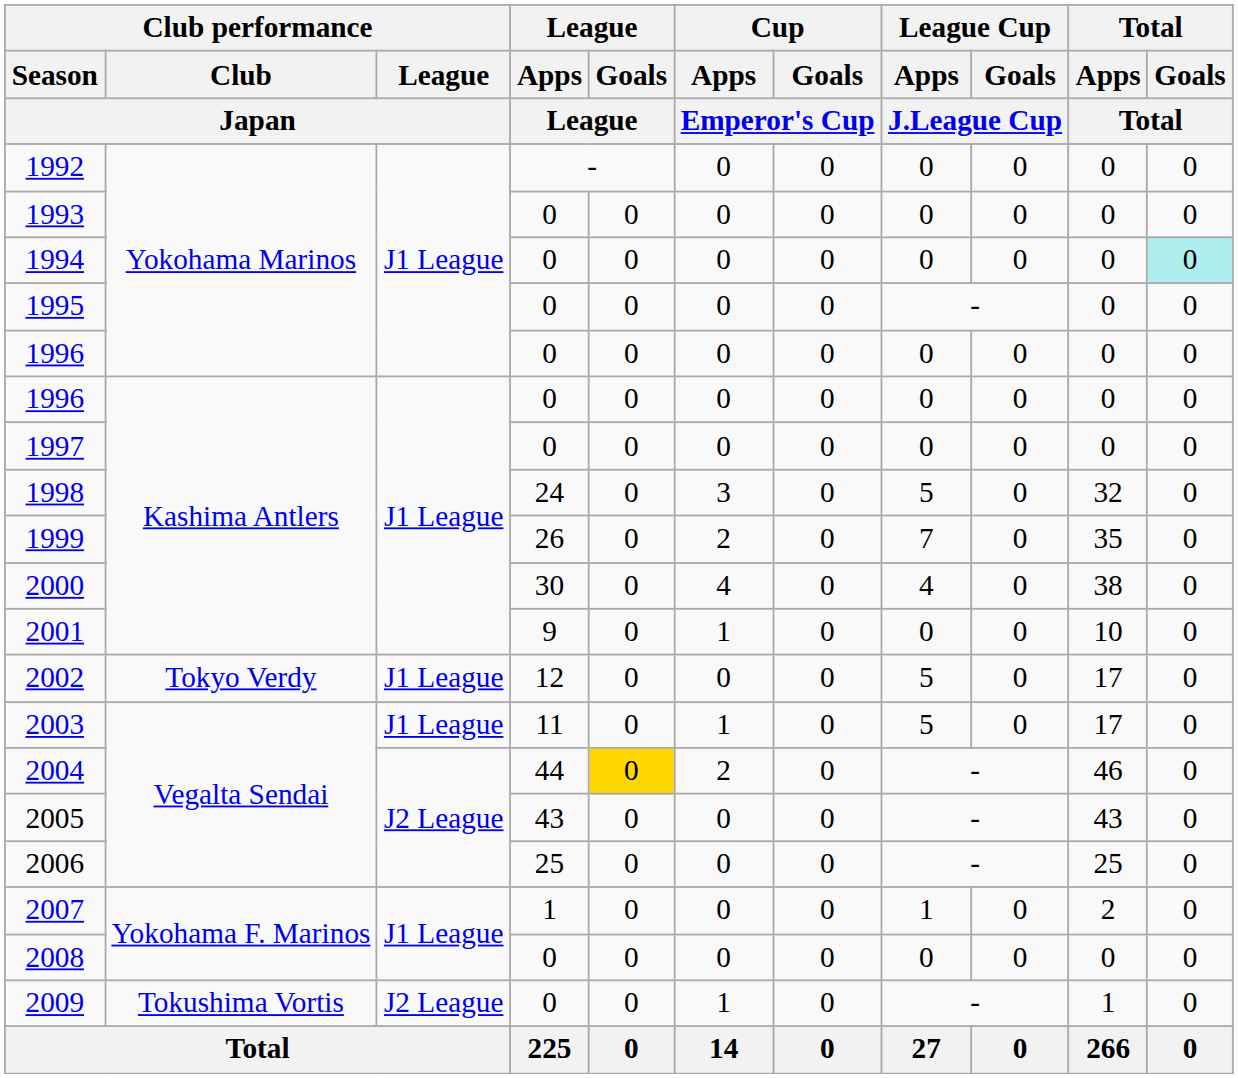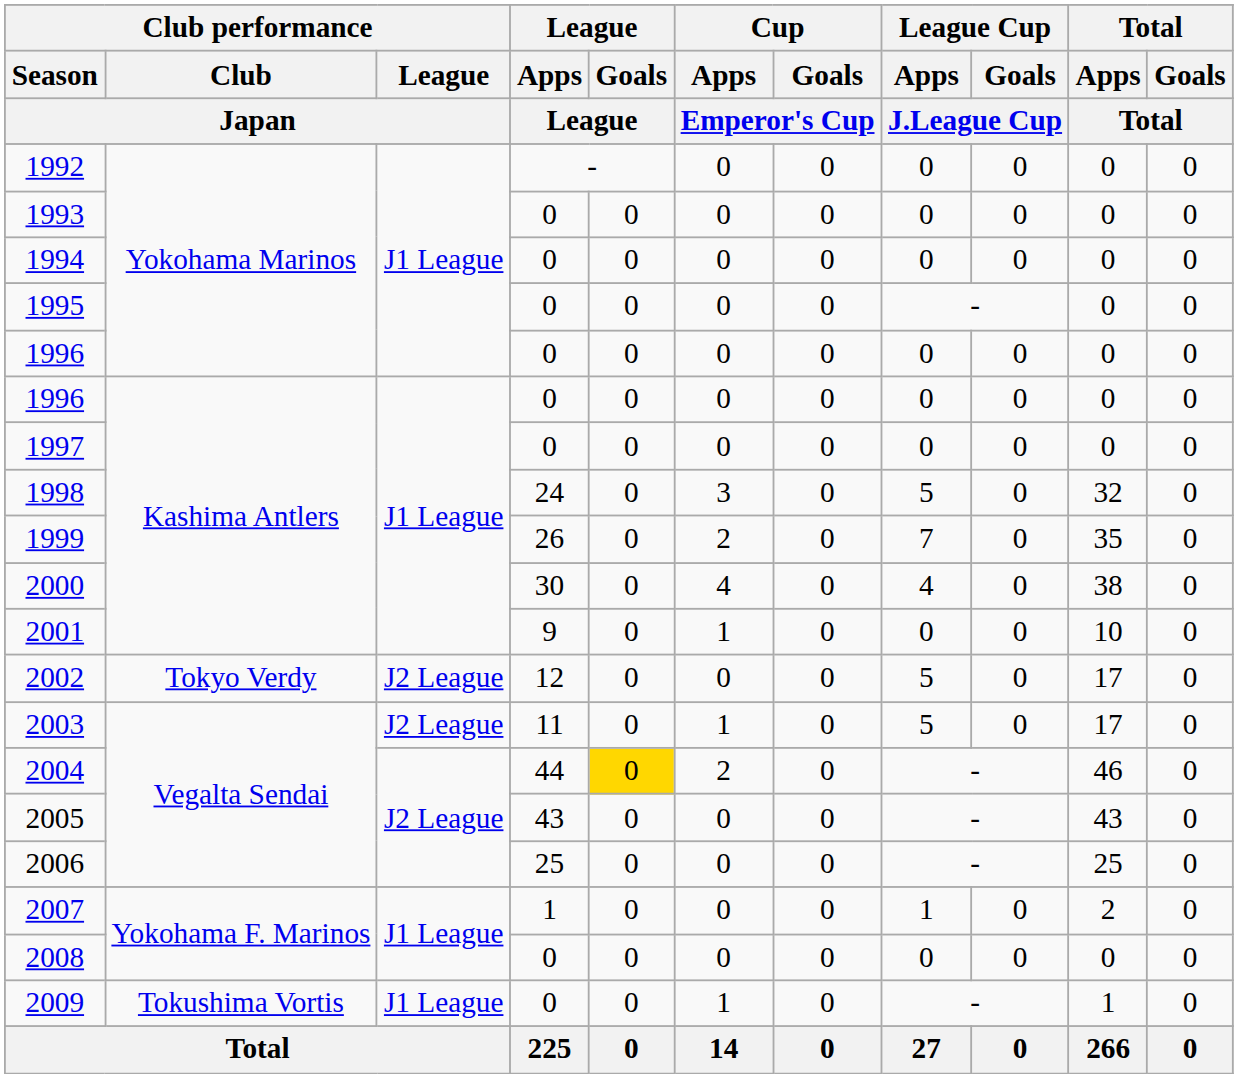(1190, 259) paleturquoise background -> (1190, 259) no background
(444, 677) J1 League -> (444, 677) J2 League
(444, 724) J1 League -> (444, 724) J2 League
(444, 1002) J2 League -> (444, 1002) J1 League
